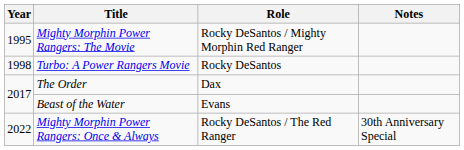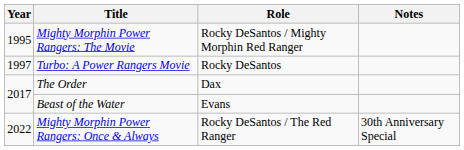(19, 65) 1998 -> (19, 65) 1997
